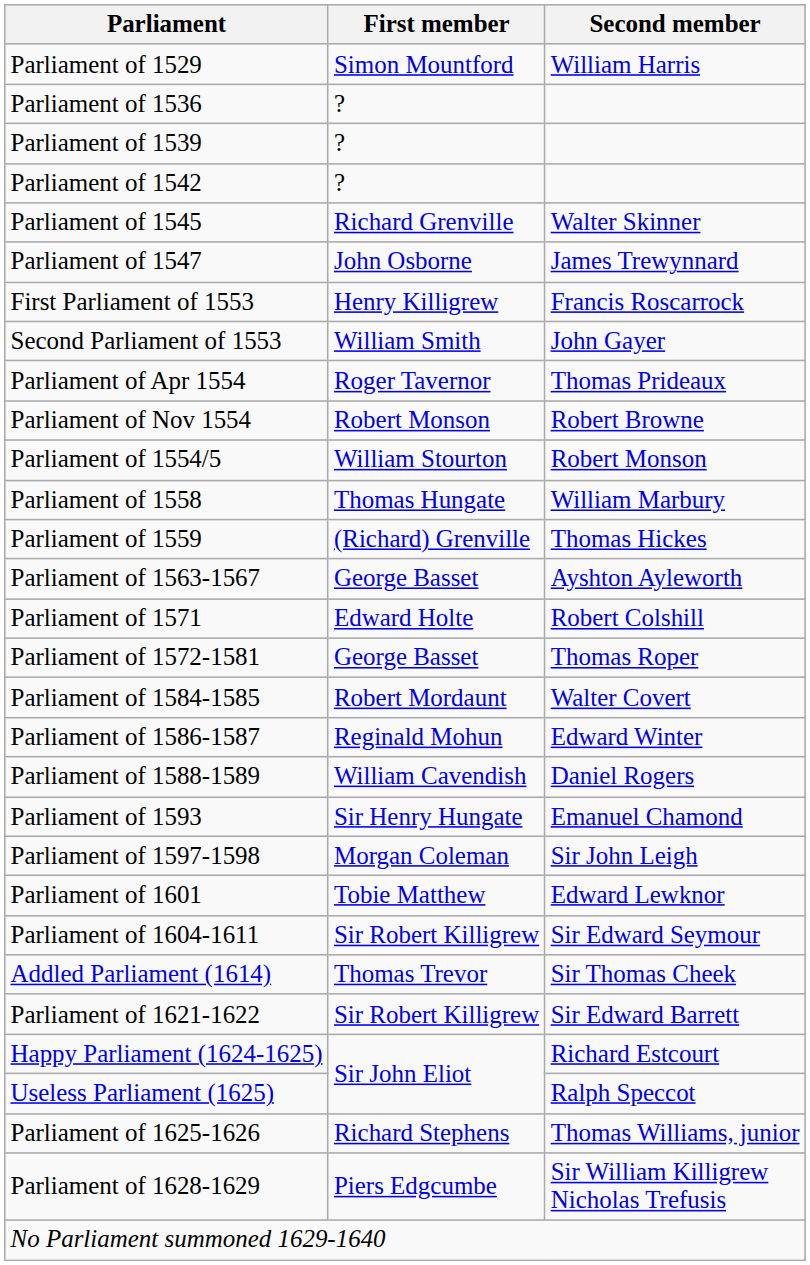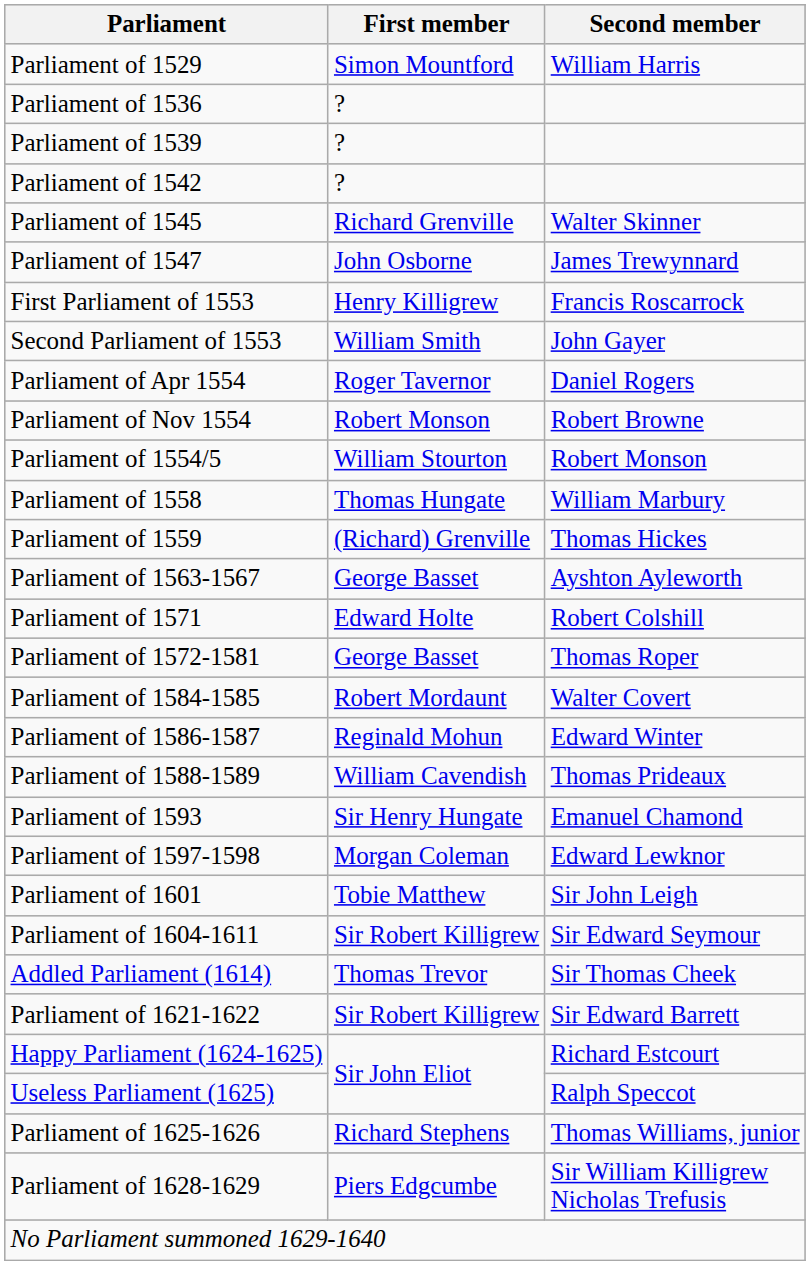(638, 380) Thomas Prideaux -> (622, 380) Daniel Rogers
(622, 776) Daniel Rogers -> (638, 776) Thomas Prideaux
(624, 855) Sir John Leigh -> (638, 855) Edward Lewknor
(638, 895) Edward Lewknor -> (624, 895) Sir John Leigh
